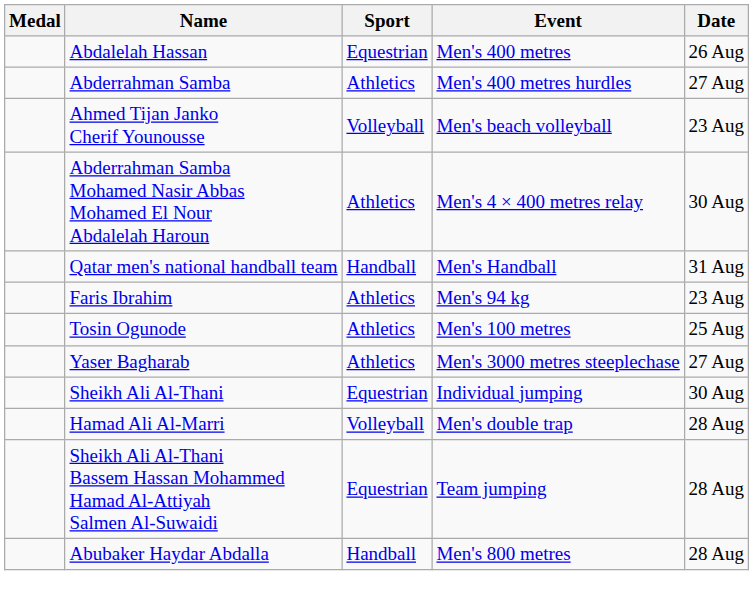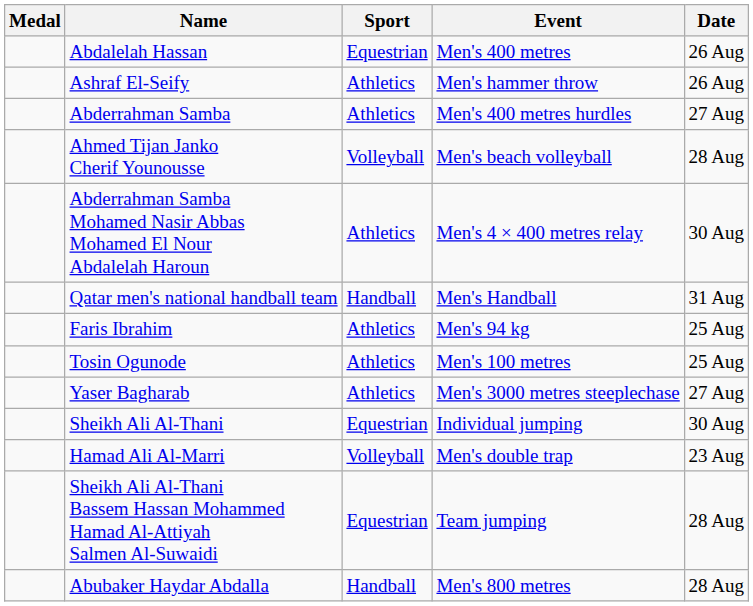+ row: (129, 83)
(716, 125) 23 Aug -> (716, 156) 28 Aug
(716, 298) 23 Aug -> (716, 329) 25 Aug
(716, 423) 28 Aug -> (716, 454) 23 Aug
